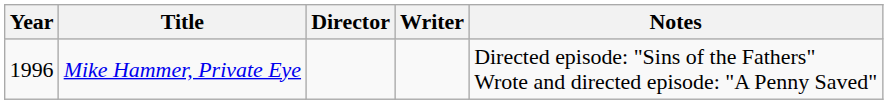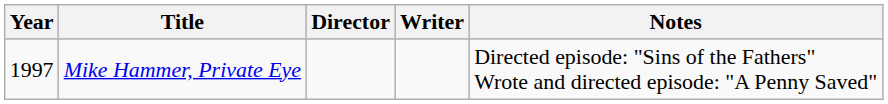(32, 68) 1996 -> (32, 68) 1997
